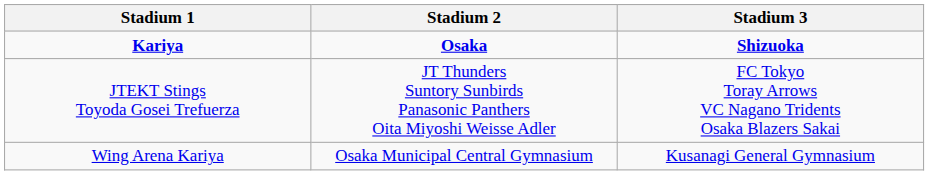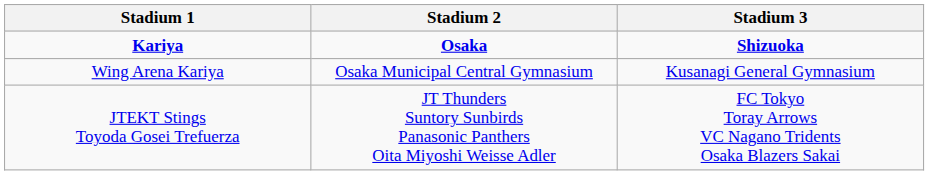rows swapped: (158, 155) <-> (158, 100)
